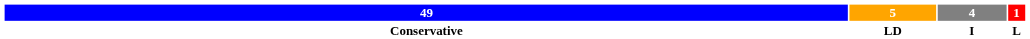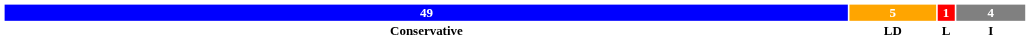columns swapped: (972, 12) <-> (1017, 12)
